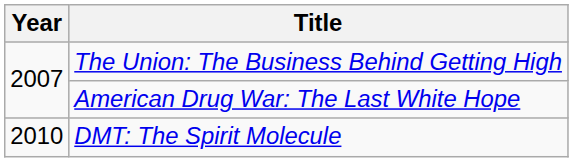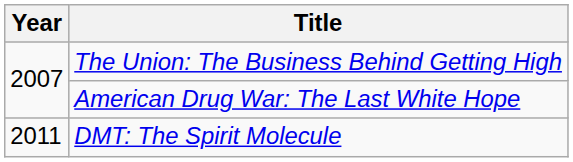(37, 136) 2010 -> (36, 136) 2011
